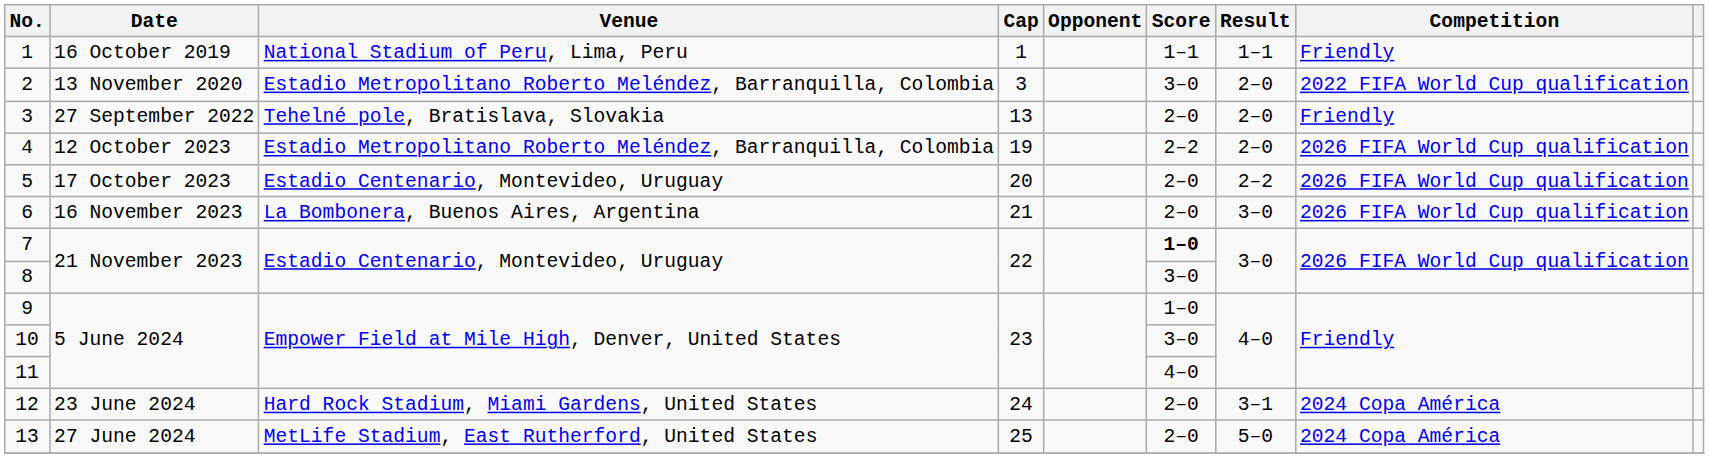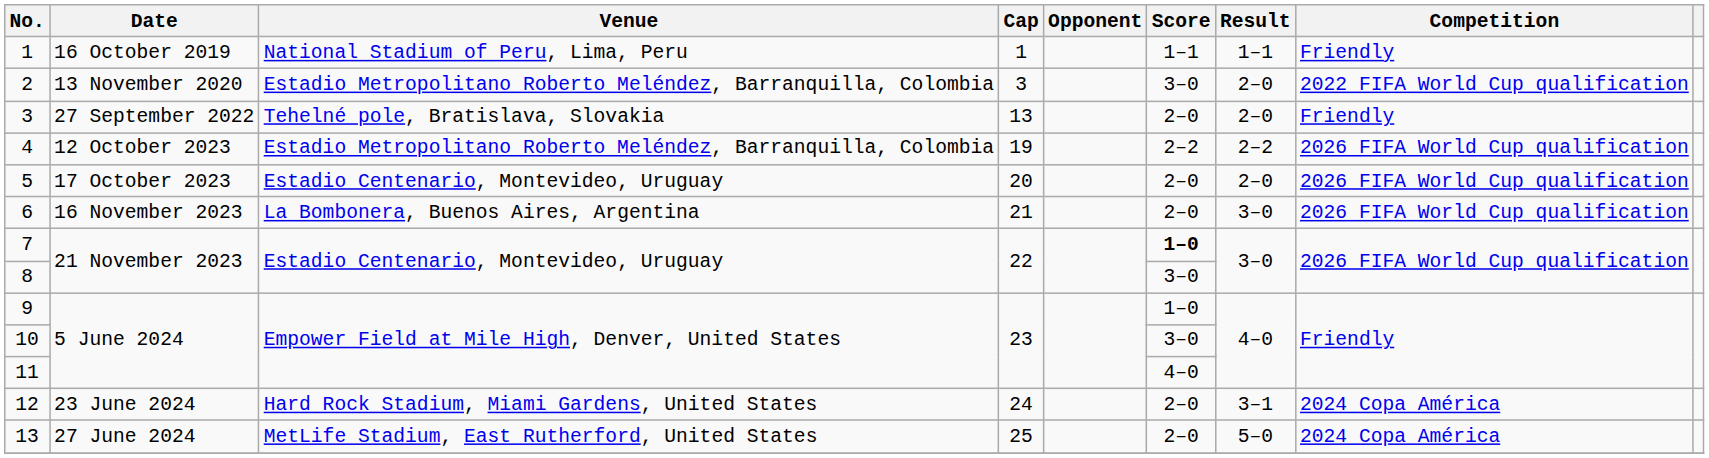(1255, 149) 2–0 -> (1255, 149) 2–2
(1255, 181) 2–2 -> (1255, 181) 2–0
